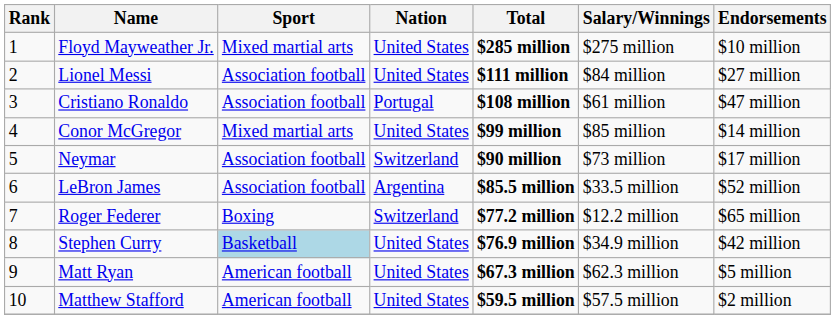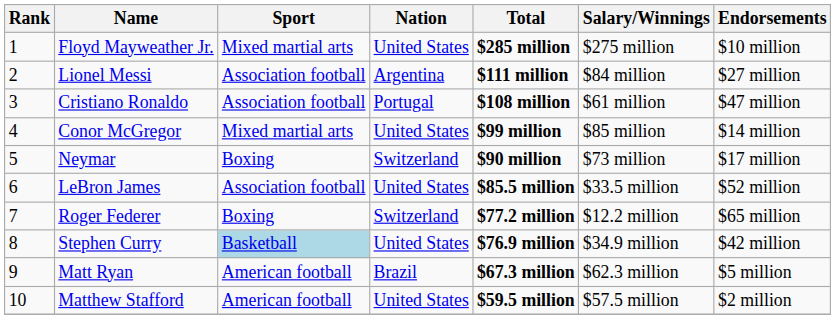(421, 74) United States -> (409, 74) Argentina
(294, 159) Association football -> (248, 159) Boxing
(409, 187) Argentina -> (421, 187) United States
(421, 272) United States -> (395, 272) Brazil
